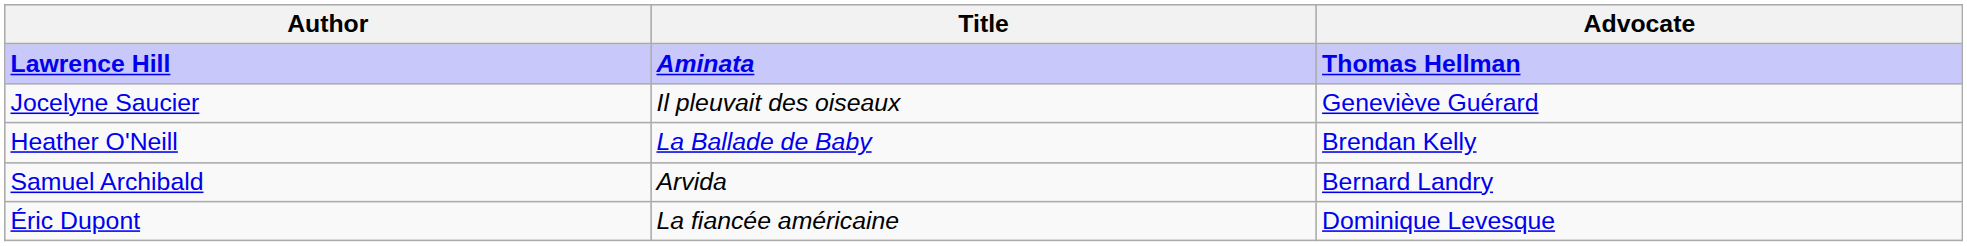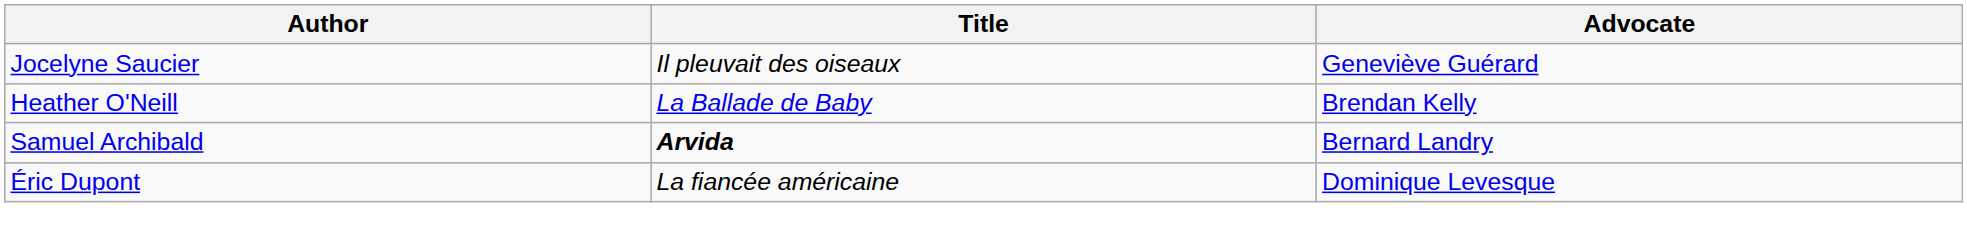- row: (90, 63)
(692, 181) normal -> (695, 142) bold
